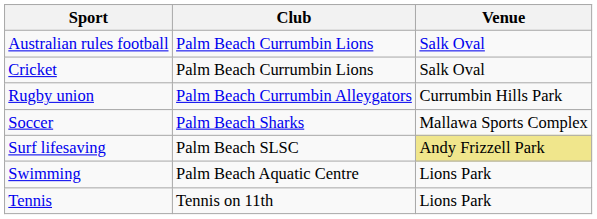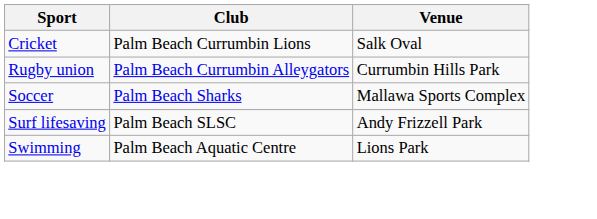- row: (88, 43)
(482, 148) khaki background -> (419, 122) no background
- row: (30, 200)
